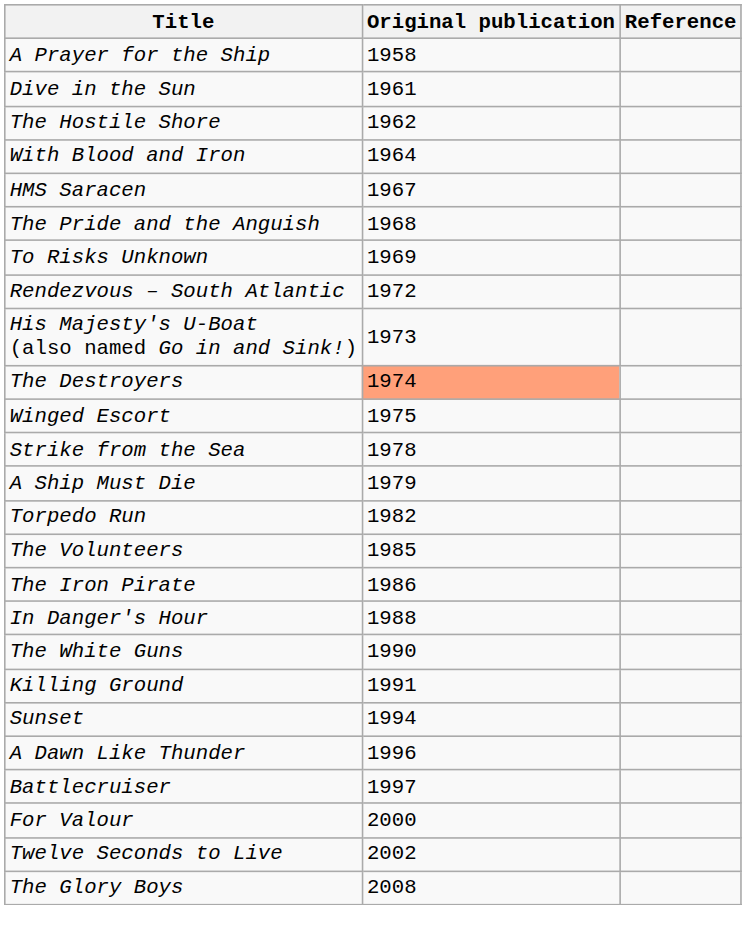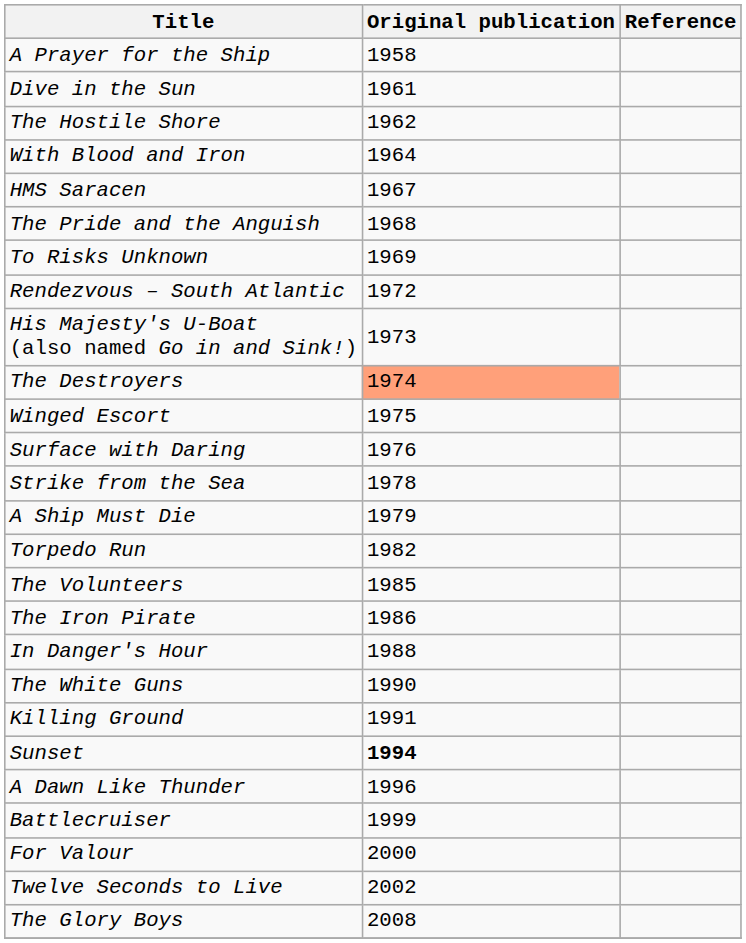+ row: (128, 450)
(392, 719) normal -> (392, 753) bold
(392, 787) 1997 -> (392, 820) 1999
